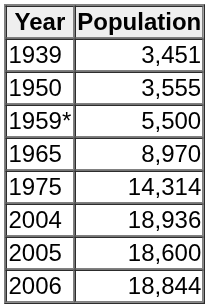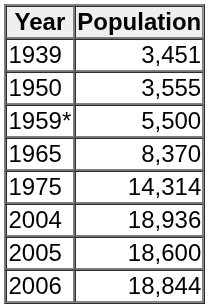(171, 153) 8,970 -> (171, 153) 8,370
